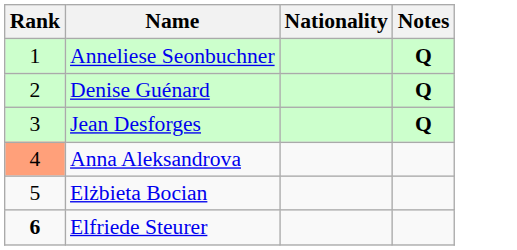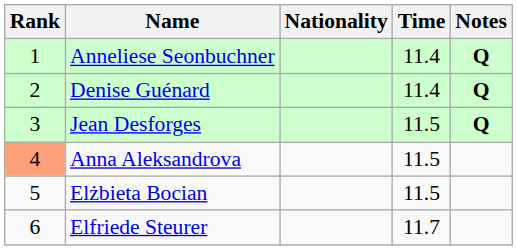+ column: (422, 21)
(35, 227) bold -> (35, 227) normal
